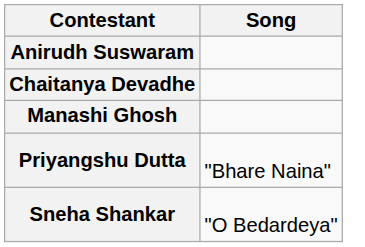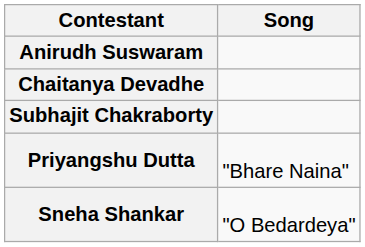- row: (102, 116)
+ row: (111, 116)
